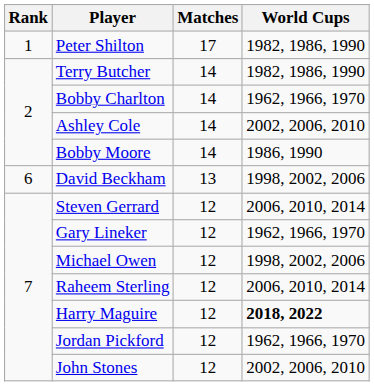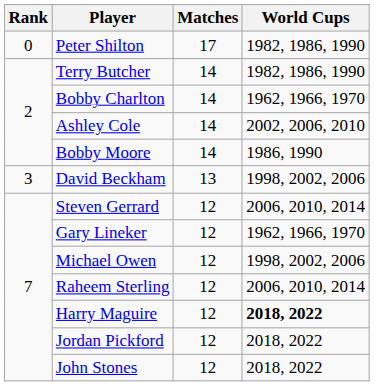(28, 44) 1 -> (28, 44) 0
(28, 179) 6 -> (28, 179) 3
(306, 340) 1962, 1966, 1970 -> (284, 340) 2018, 2022
(306, 367) 2002, 2006, 2010 -> (284, 367) 2018, 2022
